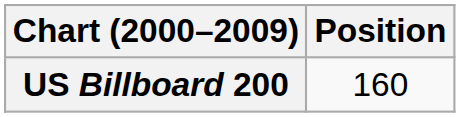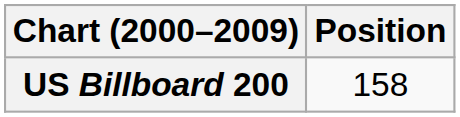(380, 84) 160 -> (380, 84) 158
